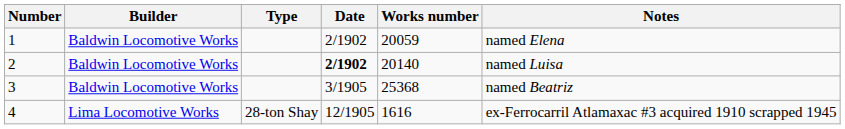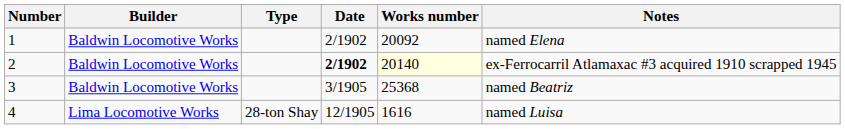(400, 40) 20059 -> (400, 40) 20092
(400, 64) no background -> (400, 64) lightyellow background
(524, 64) named Luisa -> (661, 64) ex-Ferrocarril Atlamaxac #3 acquired 1910 scrapped 1945
(661, 111) ex-Ferrocarril Atlamaxac #3 acquired 1910 scrapped 1945 -> (524, 111) named Luisa
